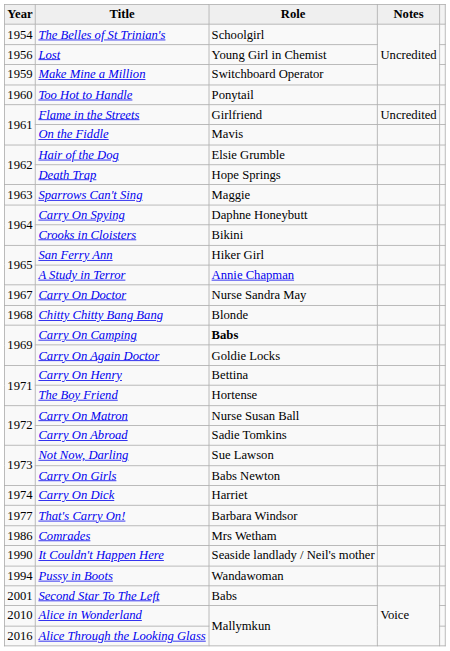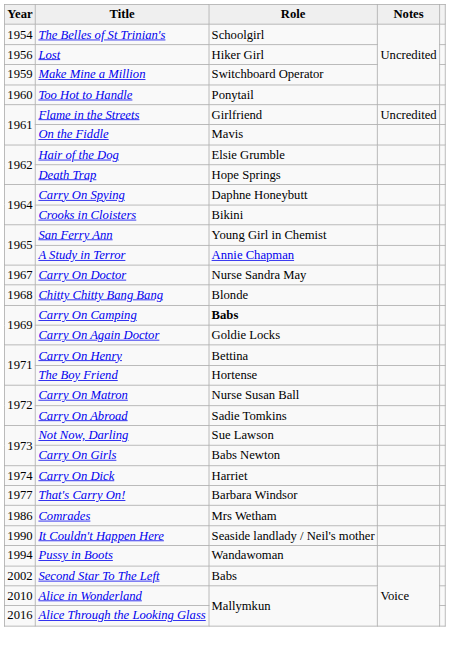(269, 54) Young Girl in Chemist -> (238, 54) Hiker Girl
- row: (90, 194)
(238, 255) Hiker Girl -> (269, 235) Young Girl in Chemist
(20, 595) 2001 -> (20, 575) 2002
